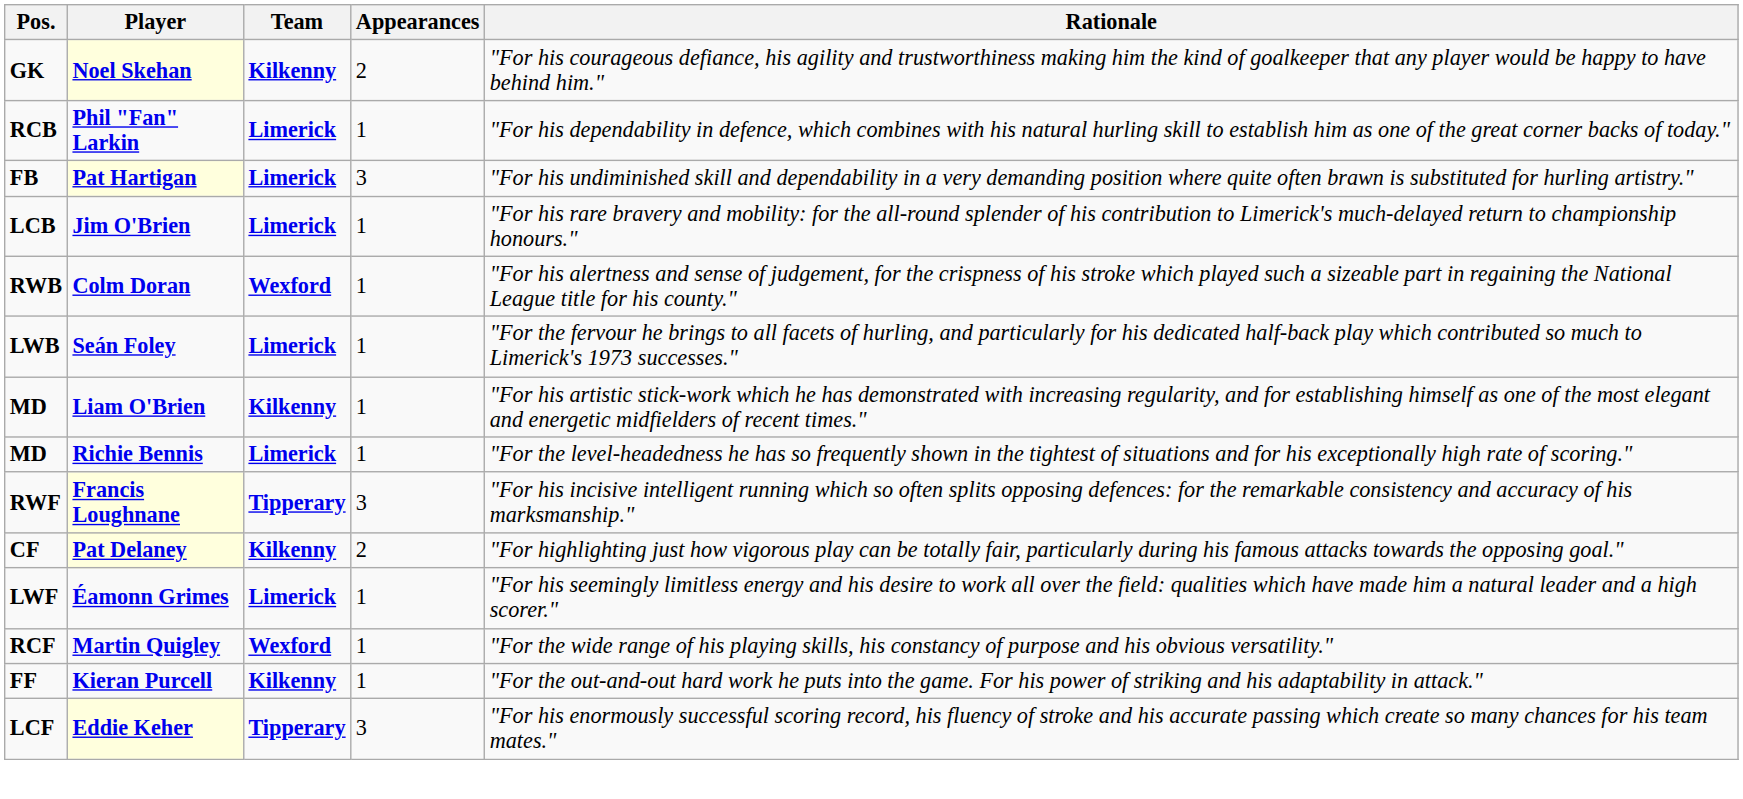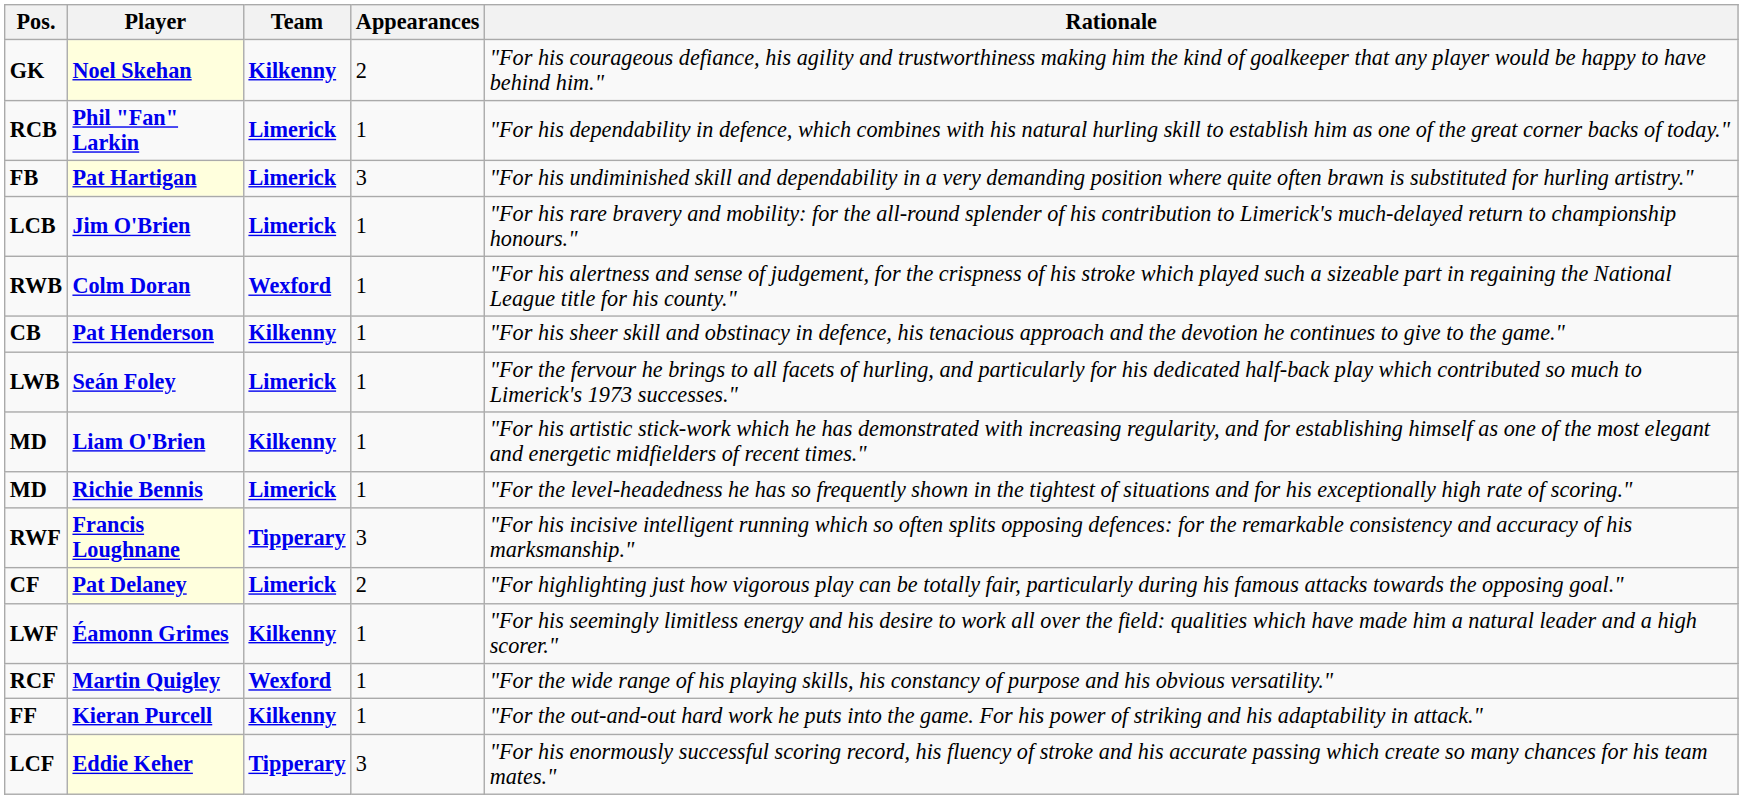+ row: (143, 333)
(292, 549) Kilkenny -> (292, 585) Limerick
(292, 597) Limerick -> (292, 633) Kilkenny
